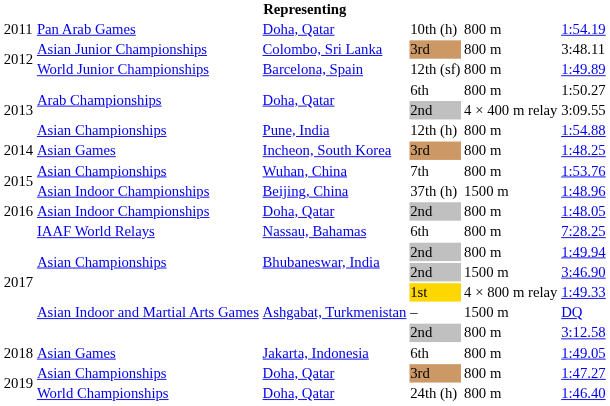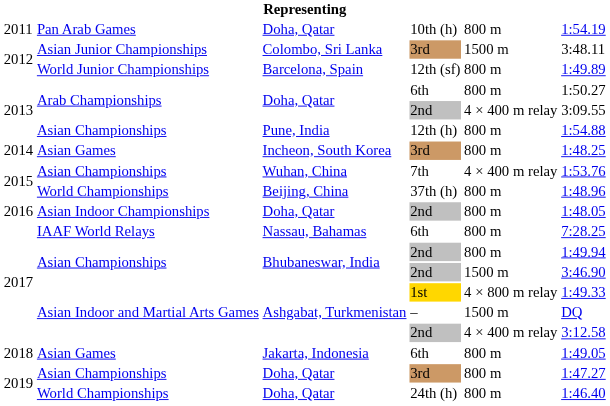(483, 49) 800 m -> (486, 49) 1500 m
(483, 171) 800 m -> (511, 171) 4 × 400 m relay
(123, 191) Asian Indoor Championships -> (103, 191) World Championships
(486, 191) 1500 m -> (483, 191) 800 m
(483, 332) 800 m -> (511, 332) 4 × 400 m relay
